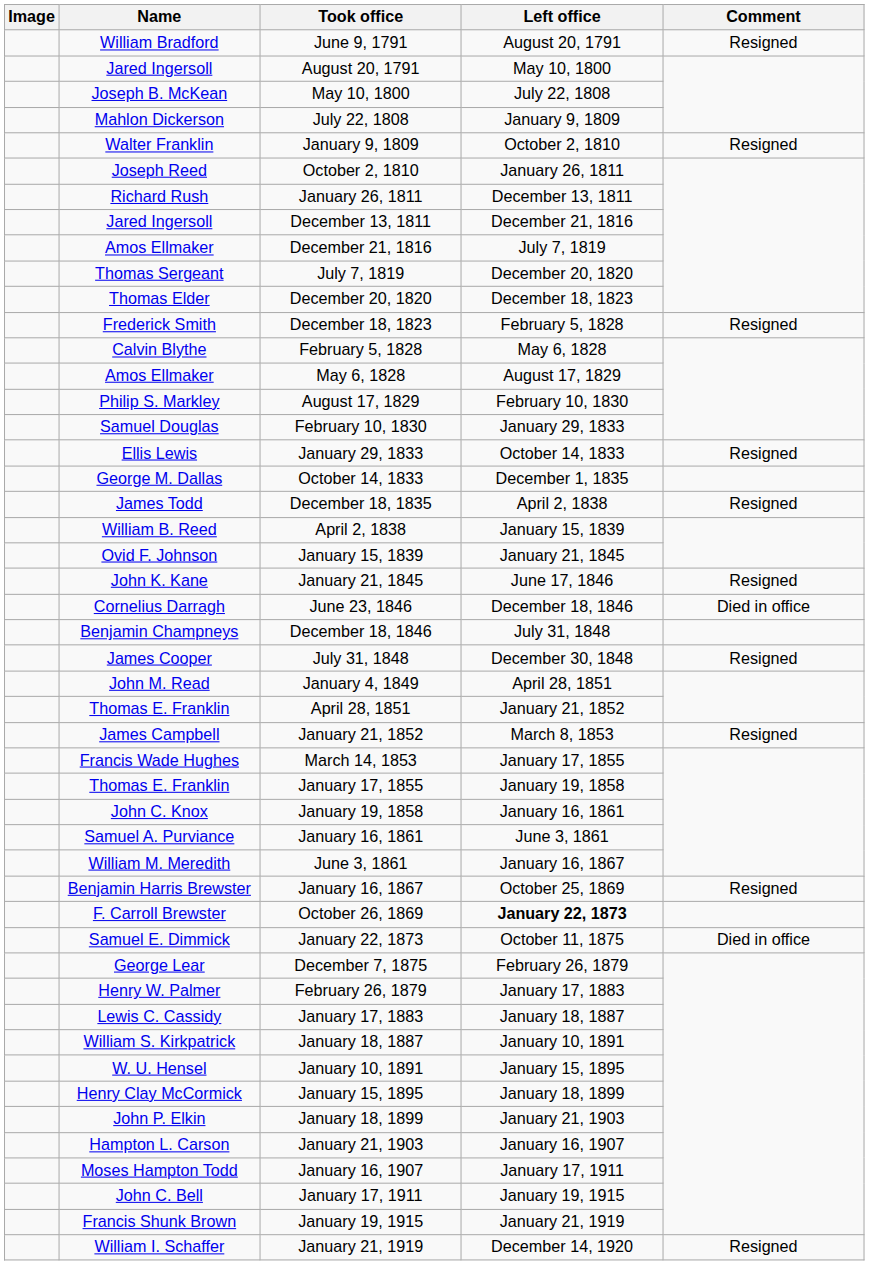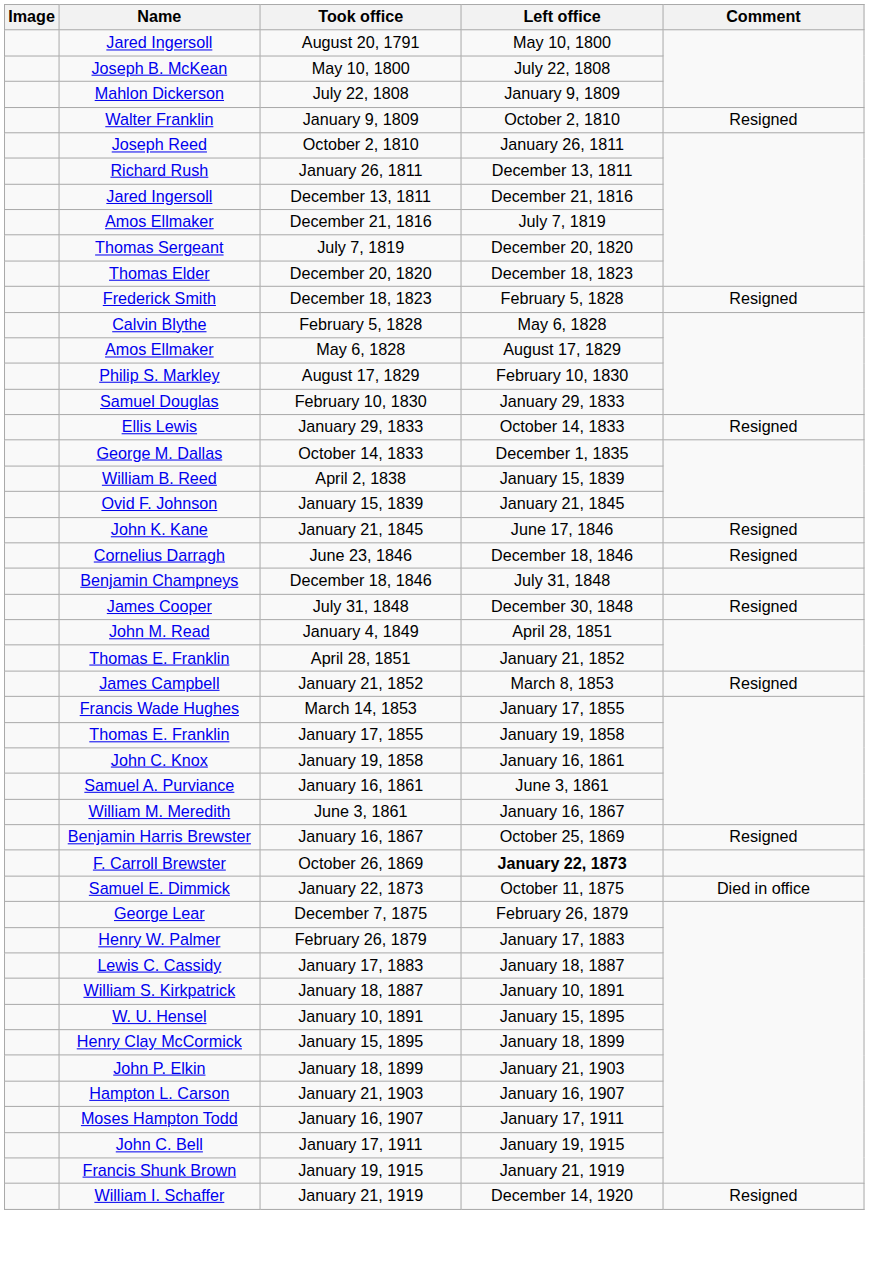- row: (361, 42)
- row: (361, 504)
(763, 606) Died in office -> (763, 555) Resigned
